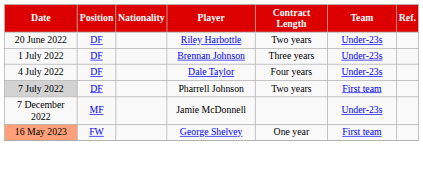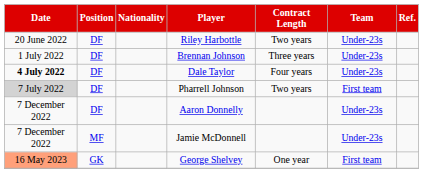(41, 72) normal -> (41, 72) bold
+ row: (211, 111)
(97, 132) FW -> (97, 160) GK
